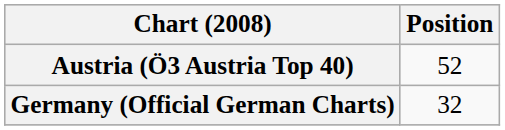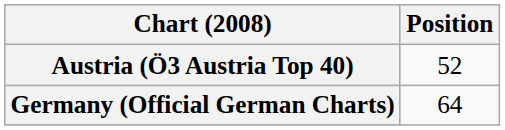(450, 104) 32 -> (450, 104) 64
